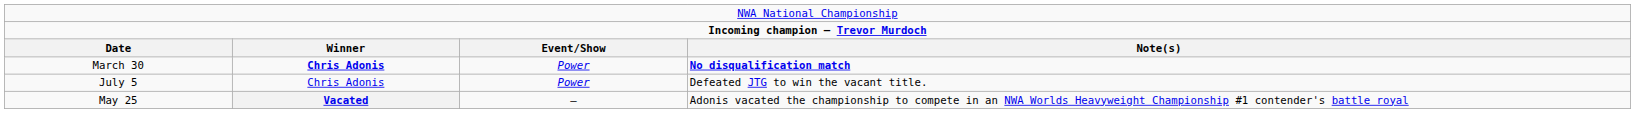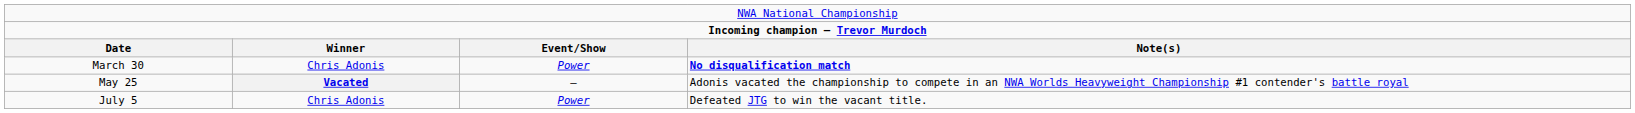(346, 65) bold -> (346, 65) normal
rows swapped: (118, 100) <-> (118, 83)
